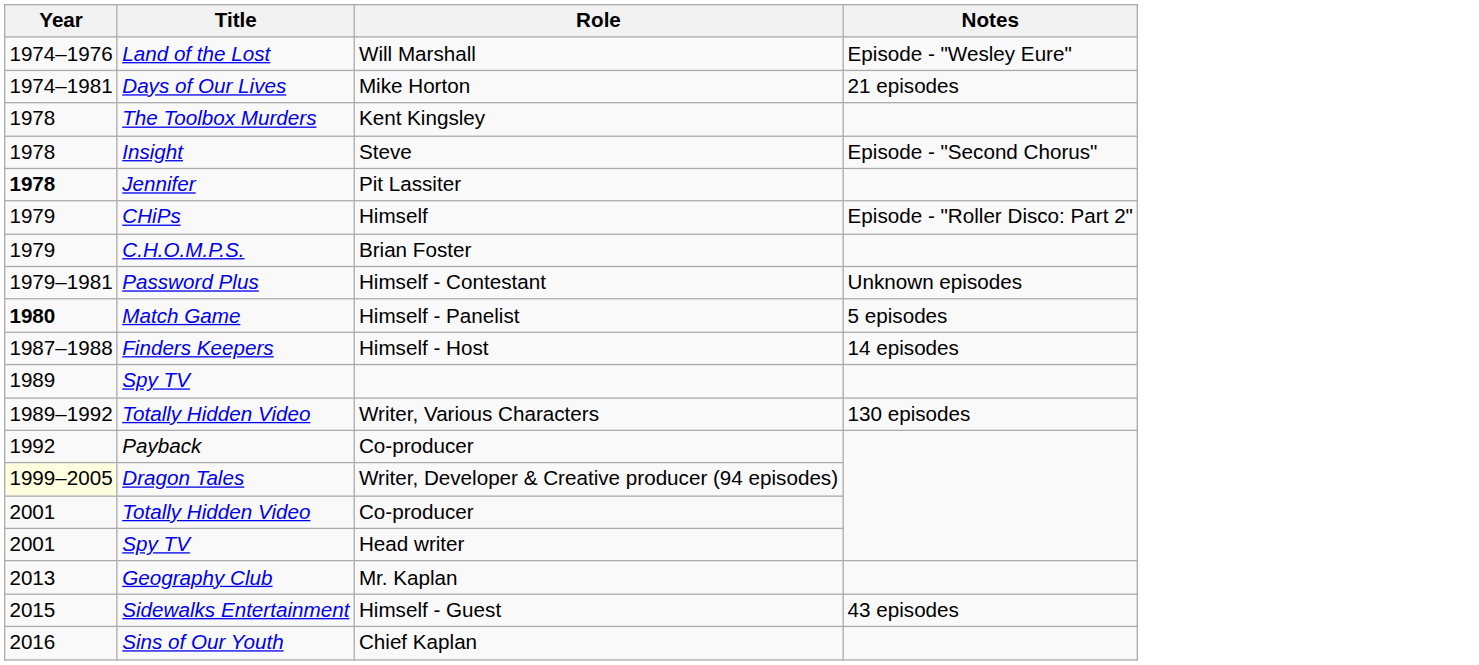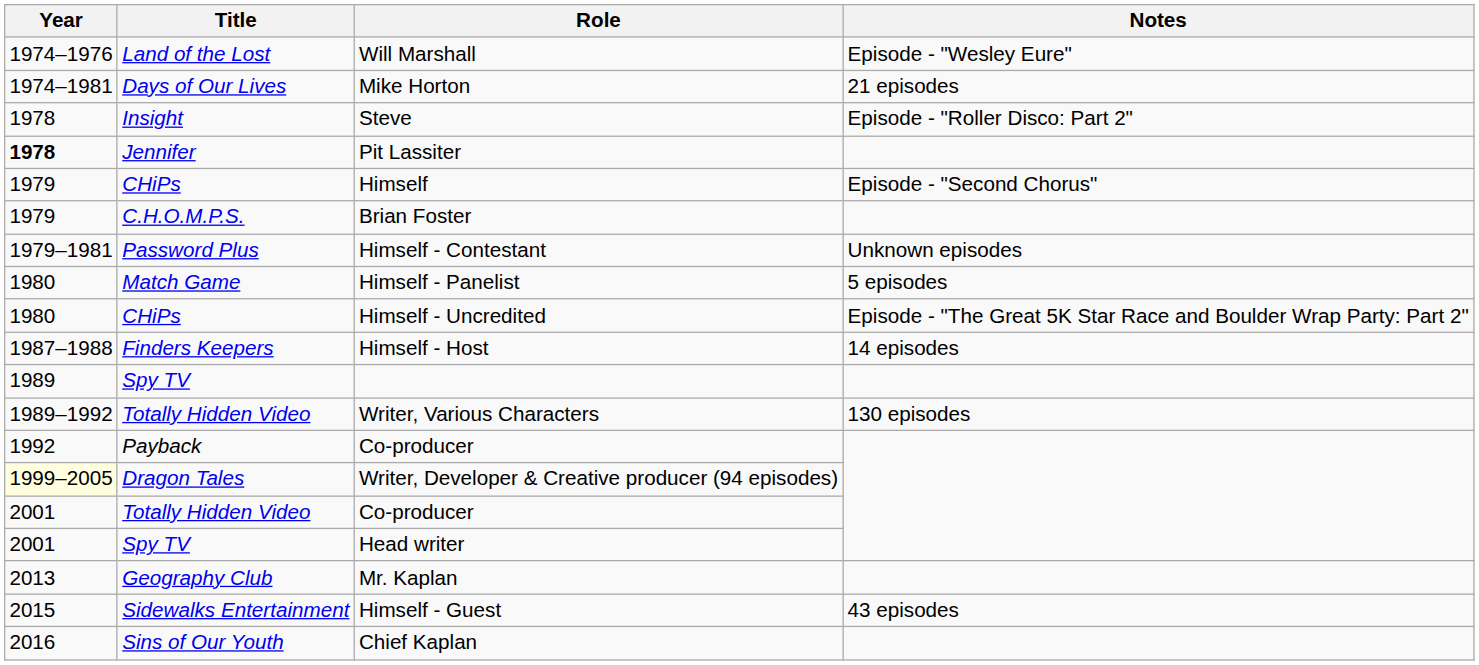- row: (219, 119)
(973, 151) Episode - "Second Chorus" -> (990, 119) Episode - "Roller Disco: Part 2"
(990, 217) Episode - "Roller Disco: Part 2" -> (973, 184) Episode - "Second Chorus"
(32, 315) bold -> (32, 282) normal
+ row: (151, 315)
